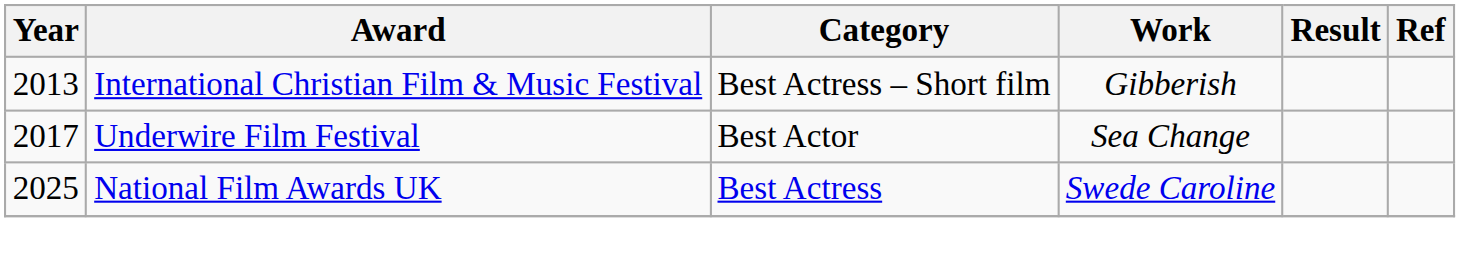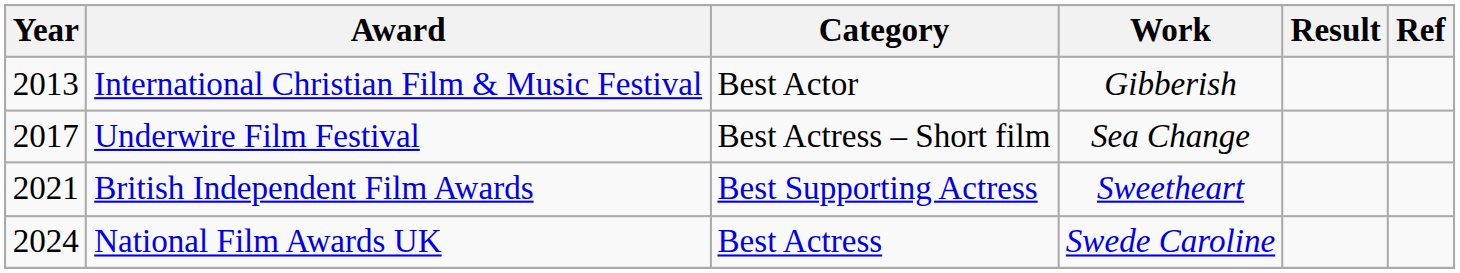(884, 83) Best Actress – Short film -> (788, 83) Best Actor
(788, 135) Best Actor -> (884, 135) Best Actress – Short film
+ row: (314, 188)
(46, 188) 2025 -> (46, 240) 2024
